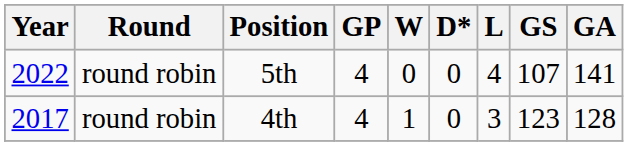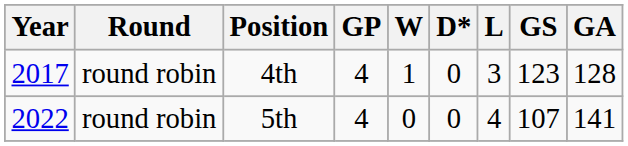rows swapped: (279, 118) <-> (279, 72)
